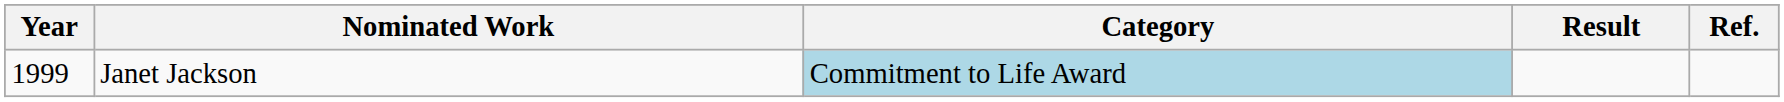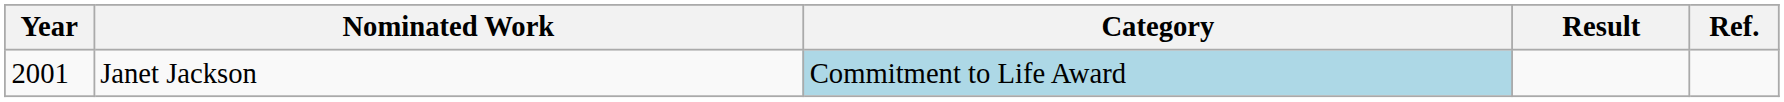(40, 72) 1999 -> (40, 72) 2001
